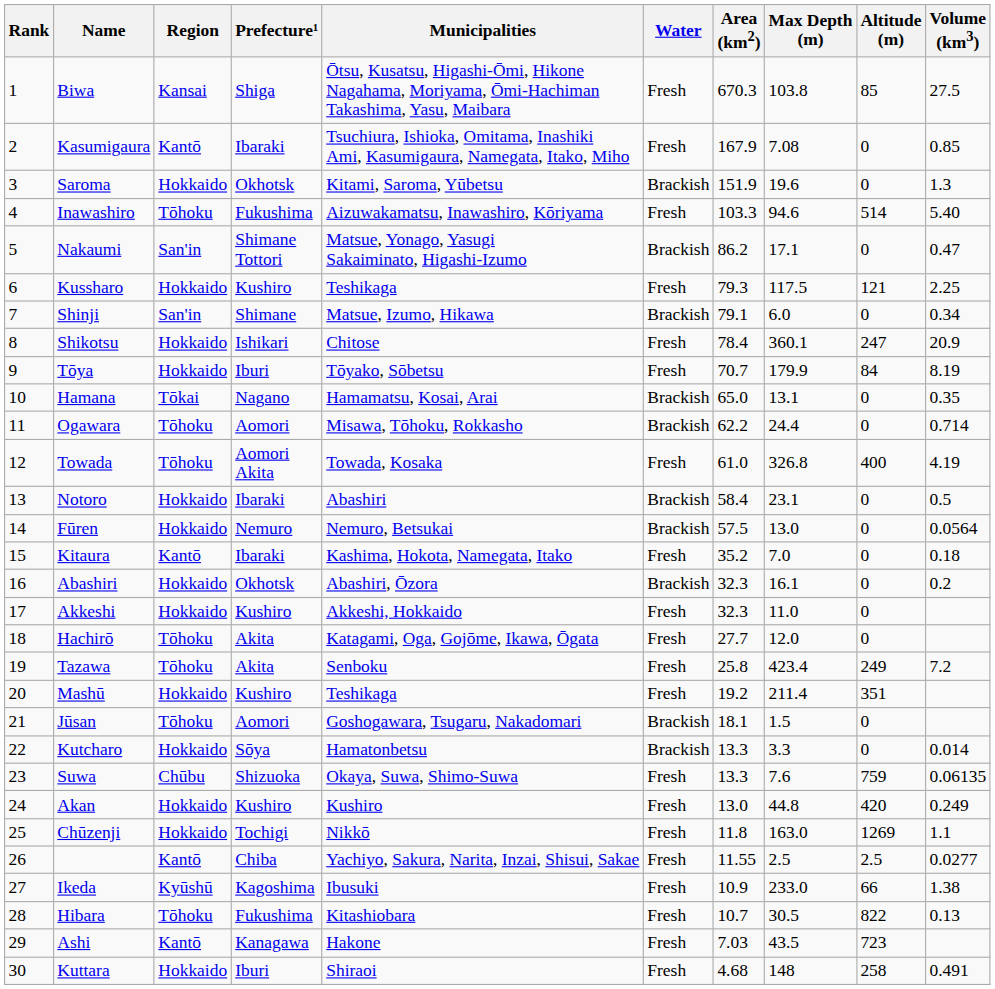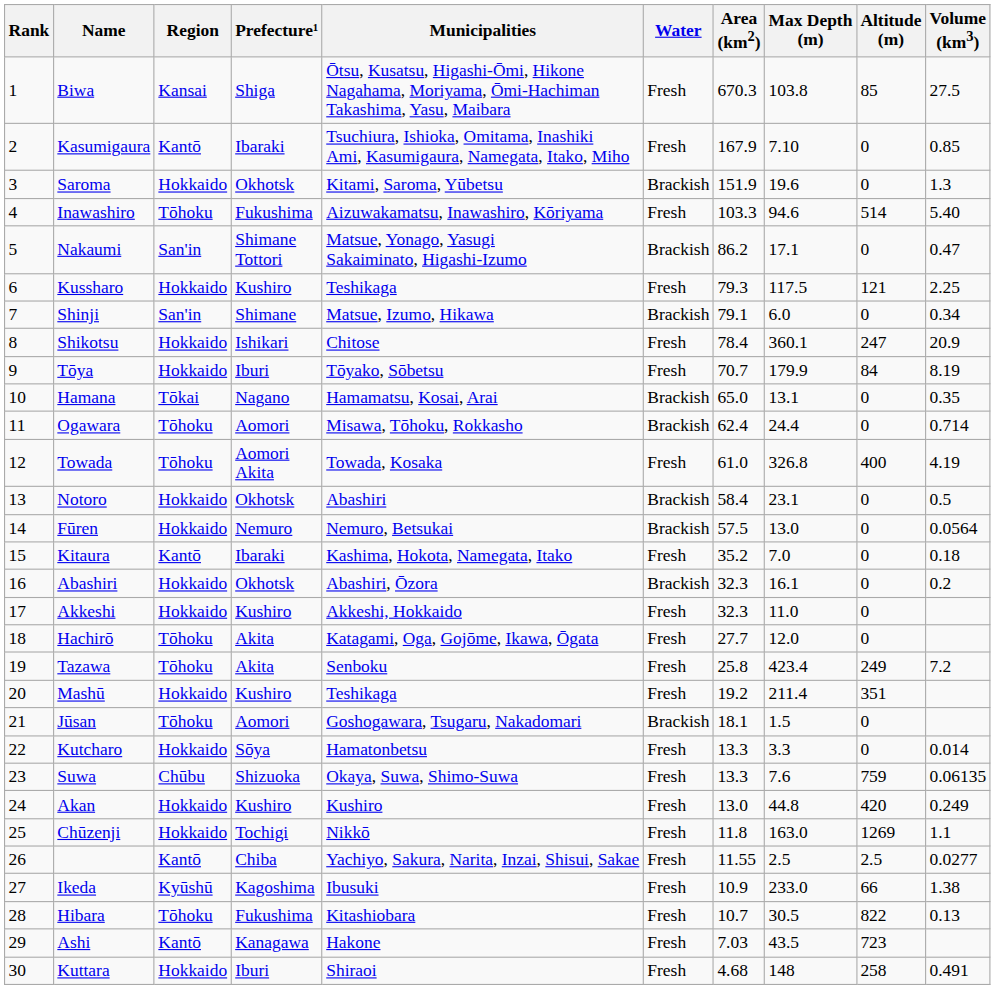(784, 147) 7.08 -> (784, 147) 7.10
(733, 425) 62.2 -> (733, 425) 62.4
(260, 500) Ibaraki -> (265, 500) Okhotsk
(678, 749) Brackish -> (667, 749) Fresh
